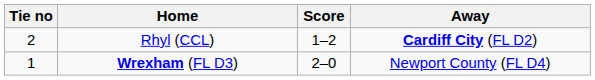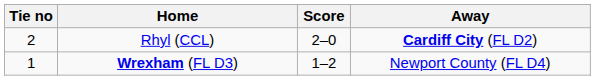(324, 39) 1–2 -> (324, 39) 2–0
(324, 63) 2–0 -> (324, 63) 1–2
